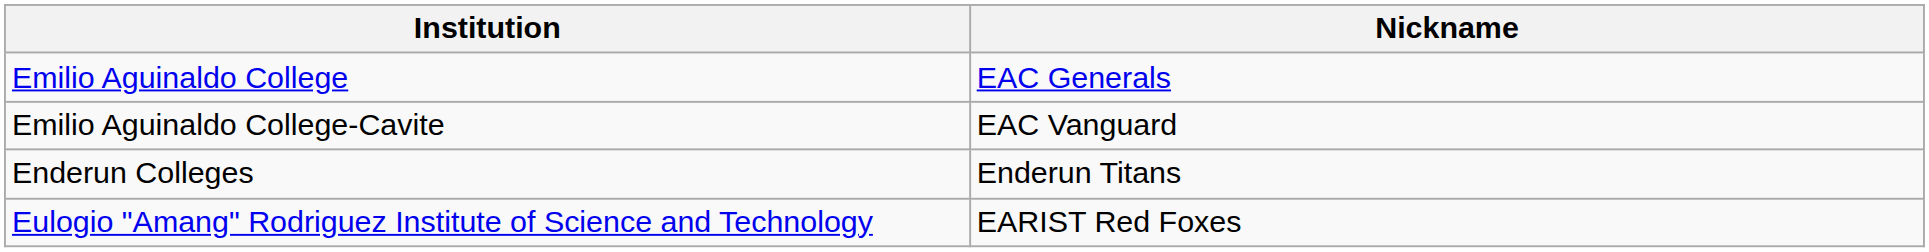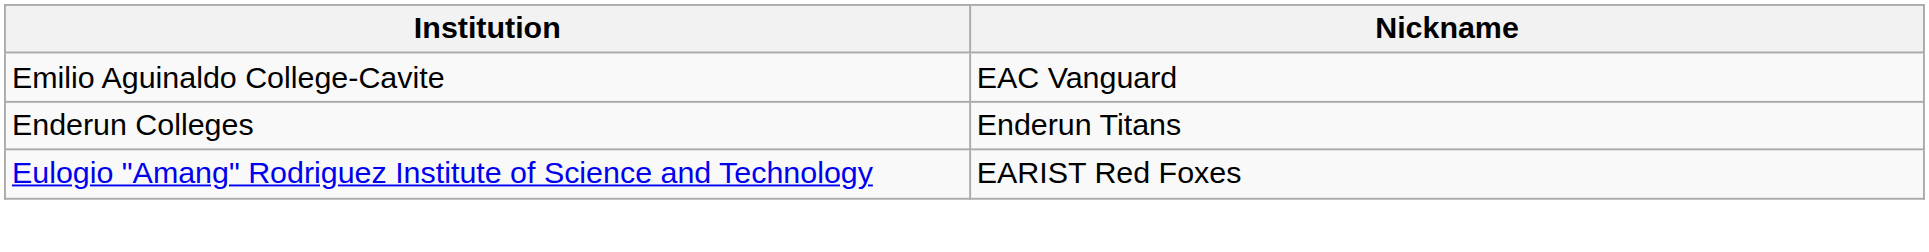- row: (180, 76)
